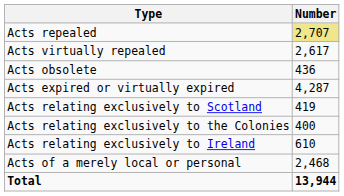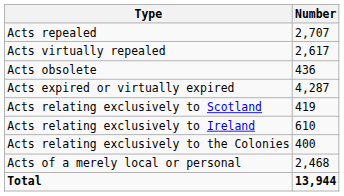(312, 32) khaki background -> (312, 32) no background
rows swapped: (131, 144) <-> (148, 126)
